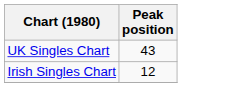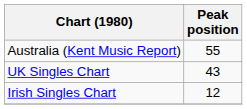+ row: (94, 51)
